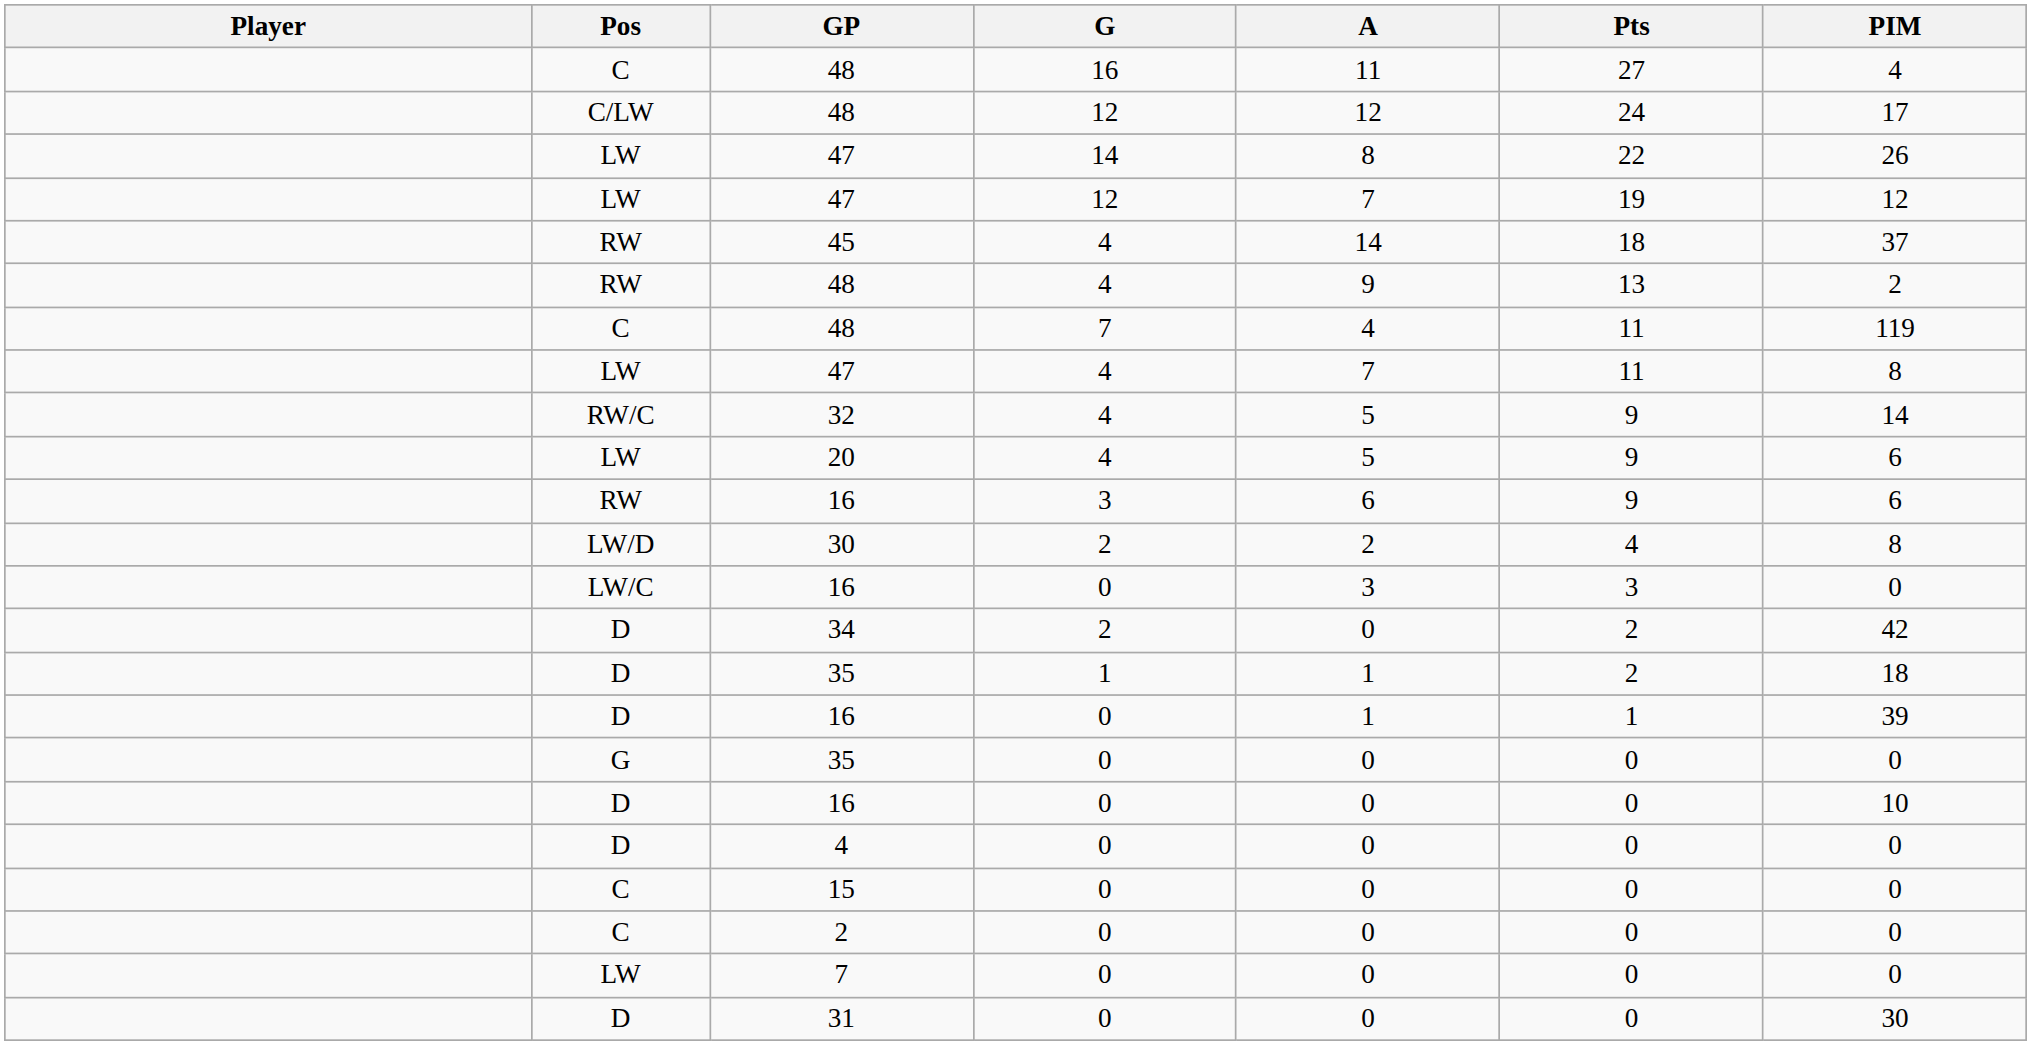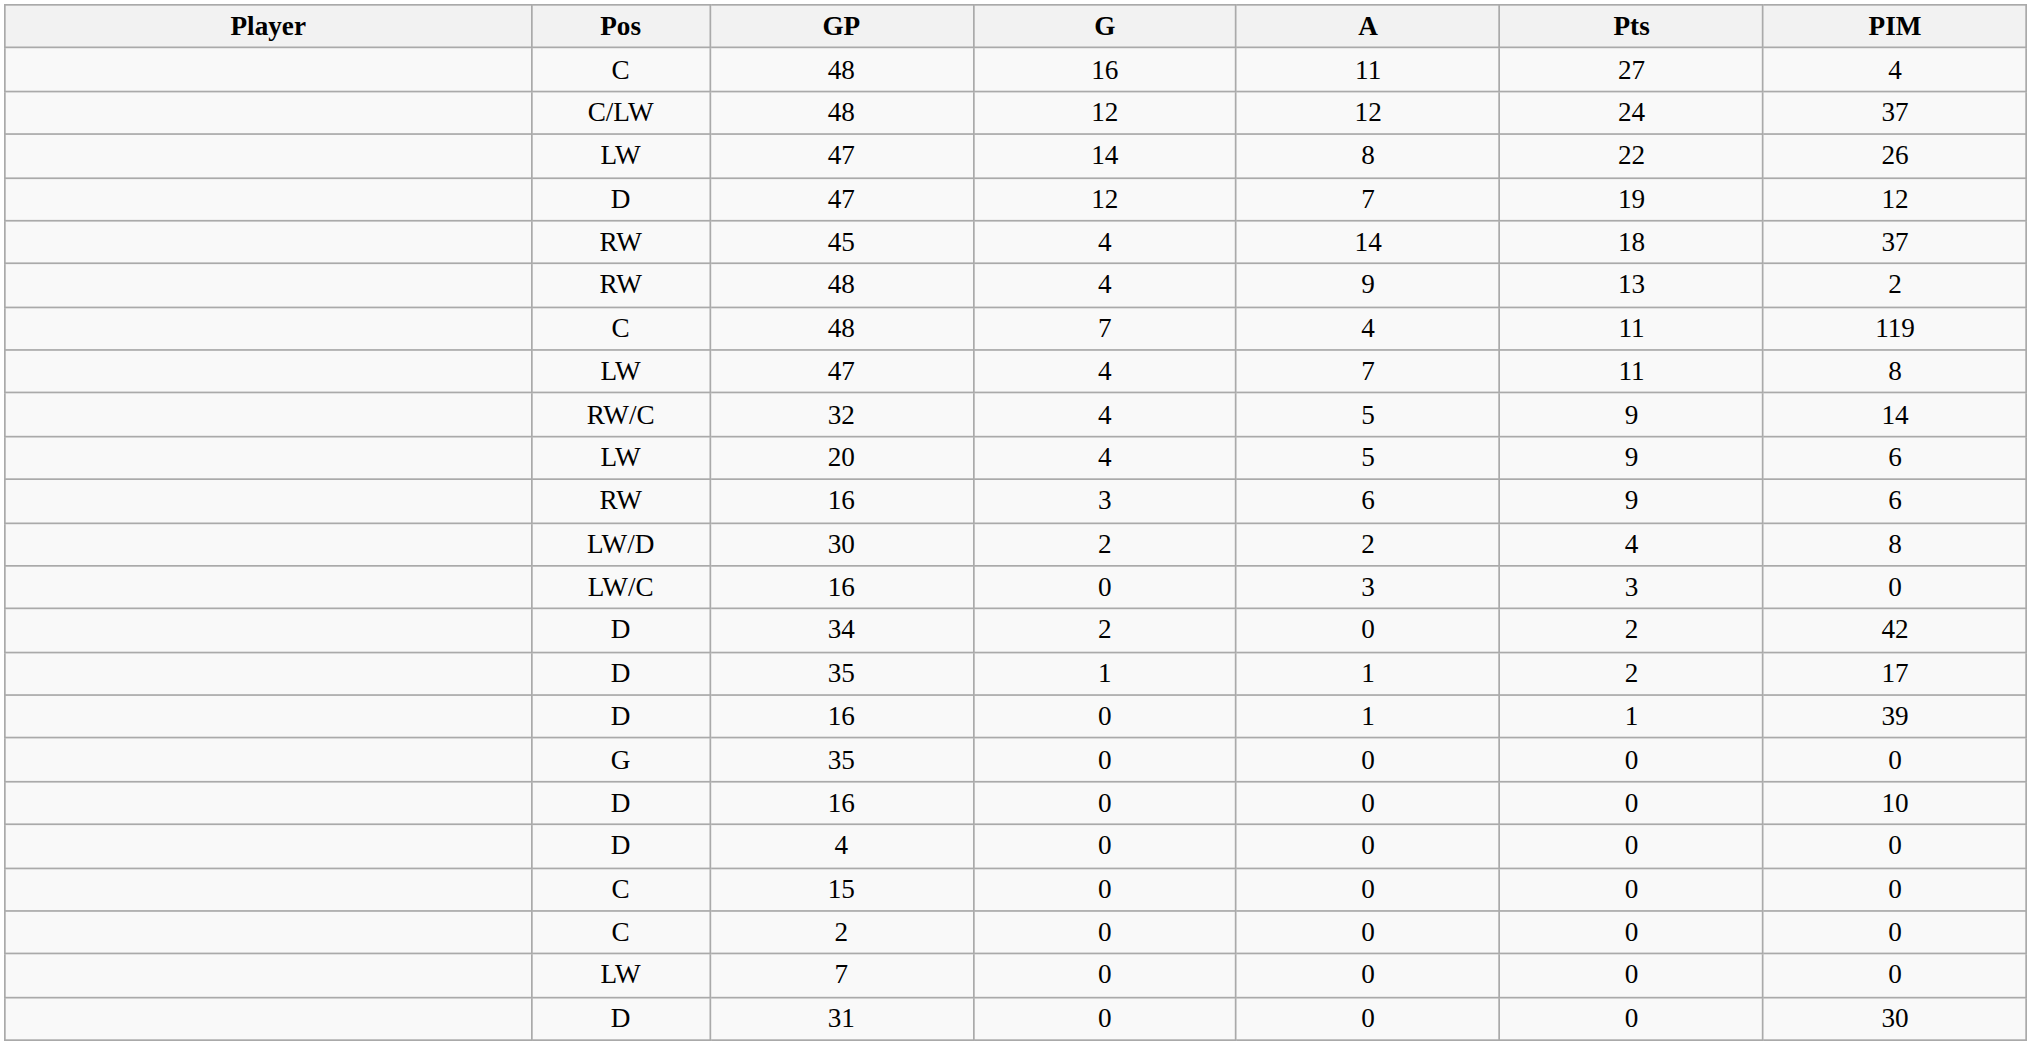(1895, 112) 17 -> (1895, 112) 37
(621, 198) LW -> (621, 198) D
(1895, 673) 18 -> (1895, 673) 17
